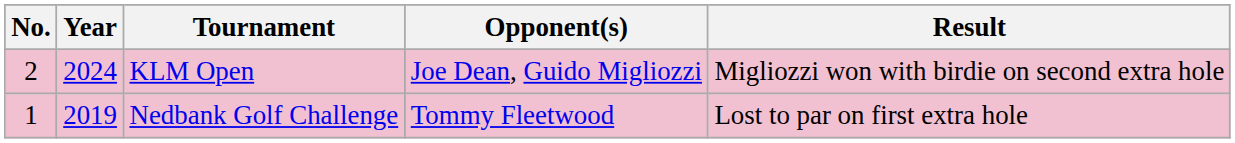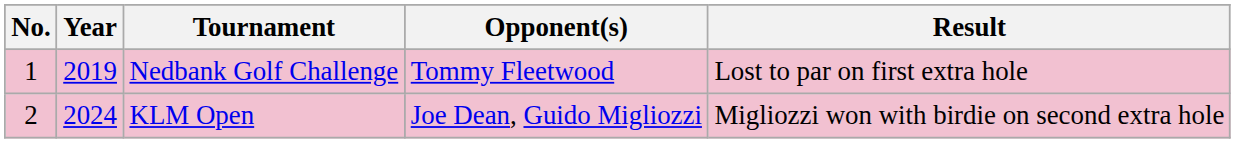rows swapped: (264, 115) <-> (192, 71)
